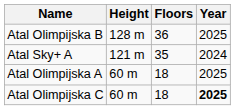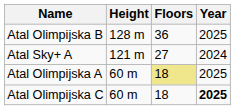(162, 54) 35 -> (162, 54) 27
(162, 74) no background -> (162, 74) khaki background
